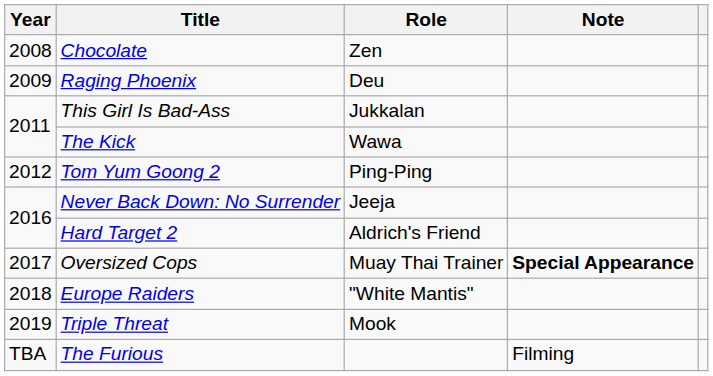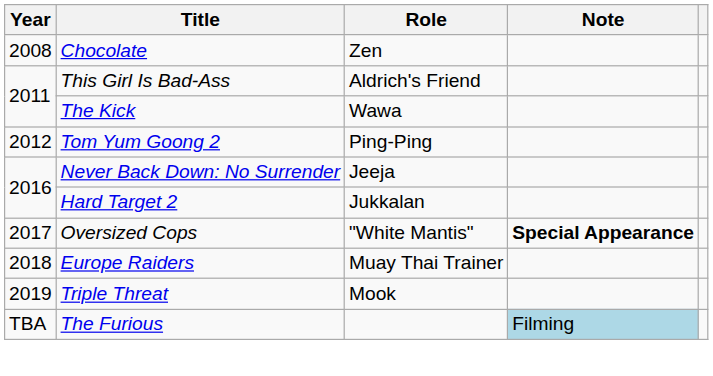- row: (128, 80)
(387, 111) Jukkalan -> (415, 80) Aldrich's Friend
(415, 232) Aldrich's Friend -> (387, 202) Jukkalan
(426, 263) Muay Thai Trainer -> (411, 232) "White Mantis"
(411, 293) "White Mantis" -> (426, 263) Muay Thai Trainer
(543, 354) no background -> (543, 324) lightblue background
